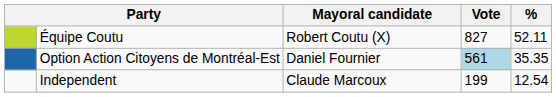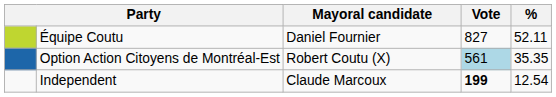(338, 37) Robert Coutu (X) -> (333, 37) Daniel Fournier
(333, 59) Daniel Fournier -> (338, 59) Robert Coutu (X)
(476, 80) normal -> (476, 80) bold
